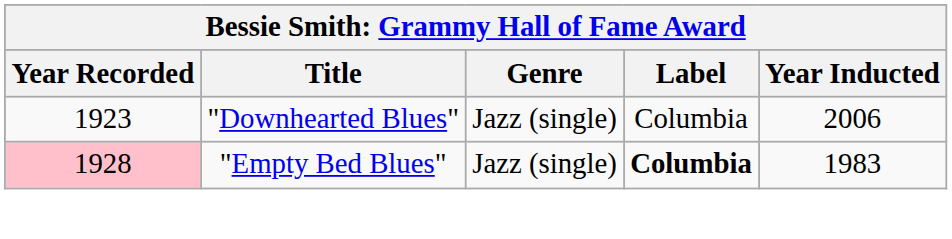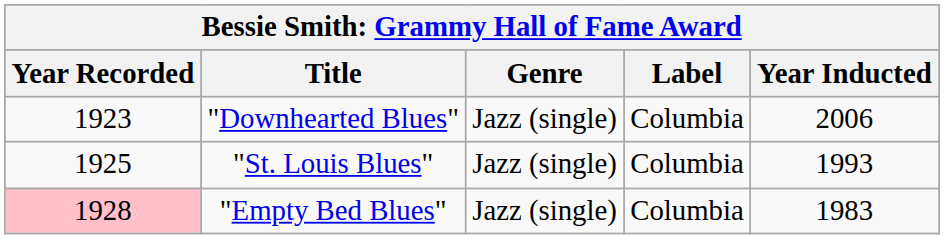+ row: (333, 164)
(691, 164) bold -> (687, 210) normal
